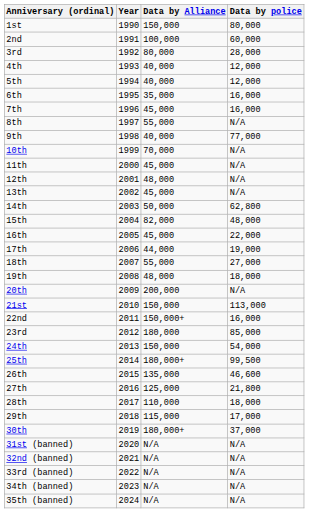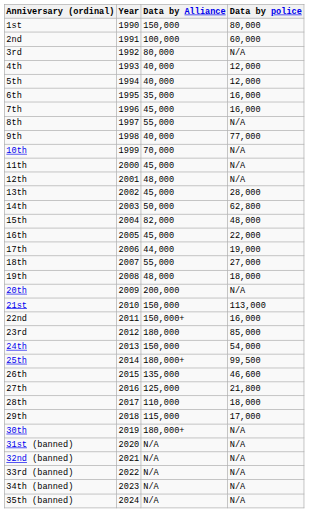(245, 53) 28,000 -> (237, 53) N/A
(237, 193) N/A -> (245, 193) 28,000
(245, 431) 37,000 -> (237, 431) N/A
